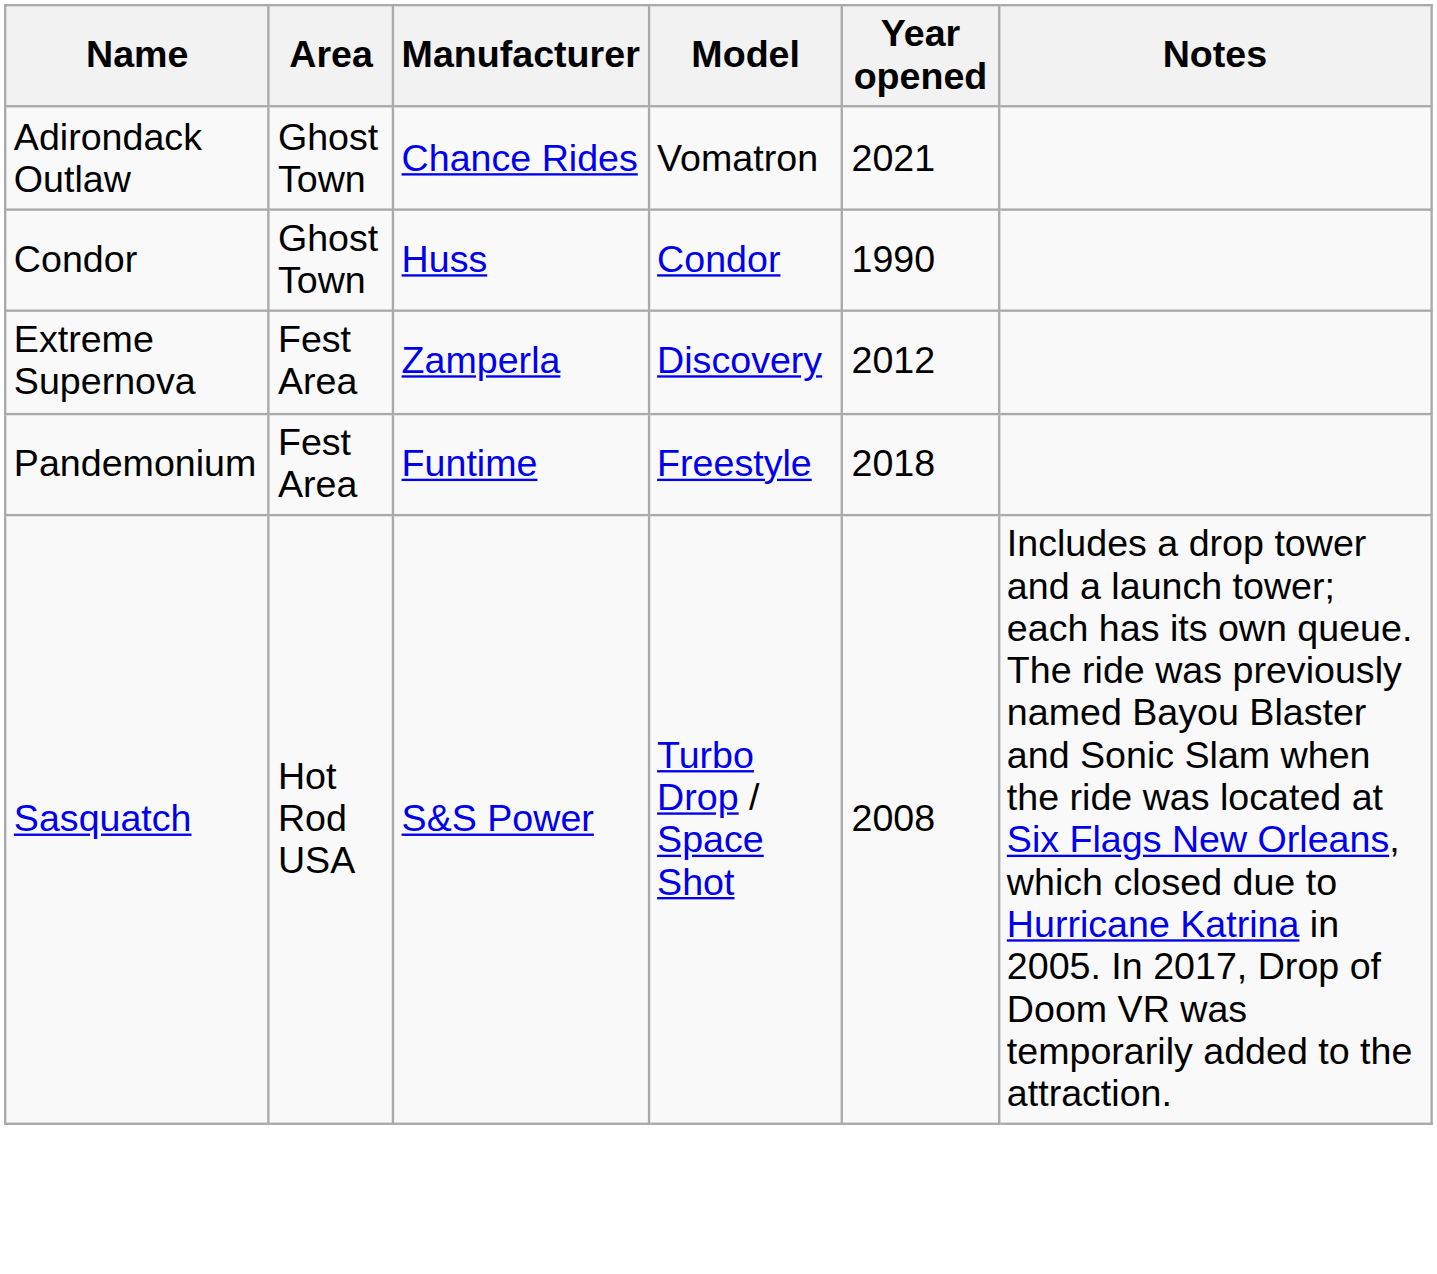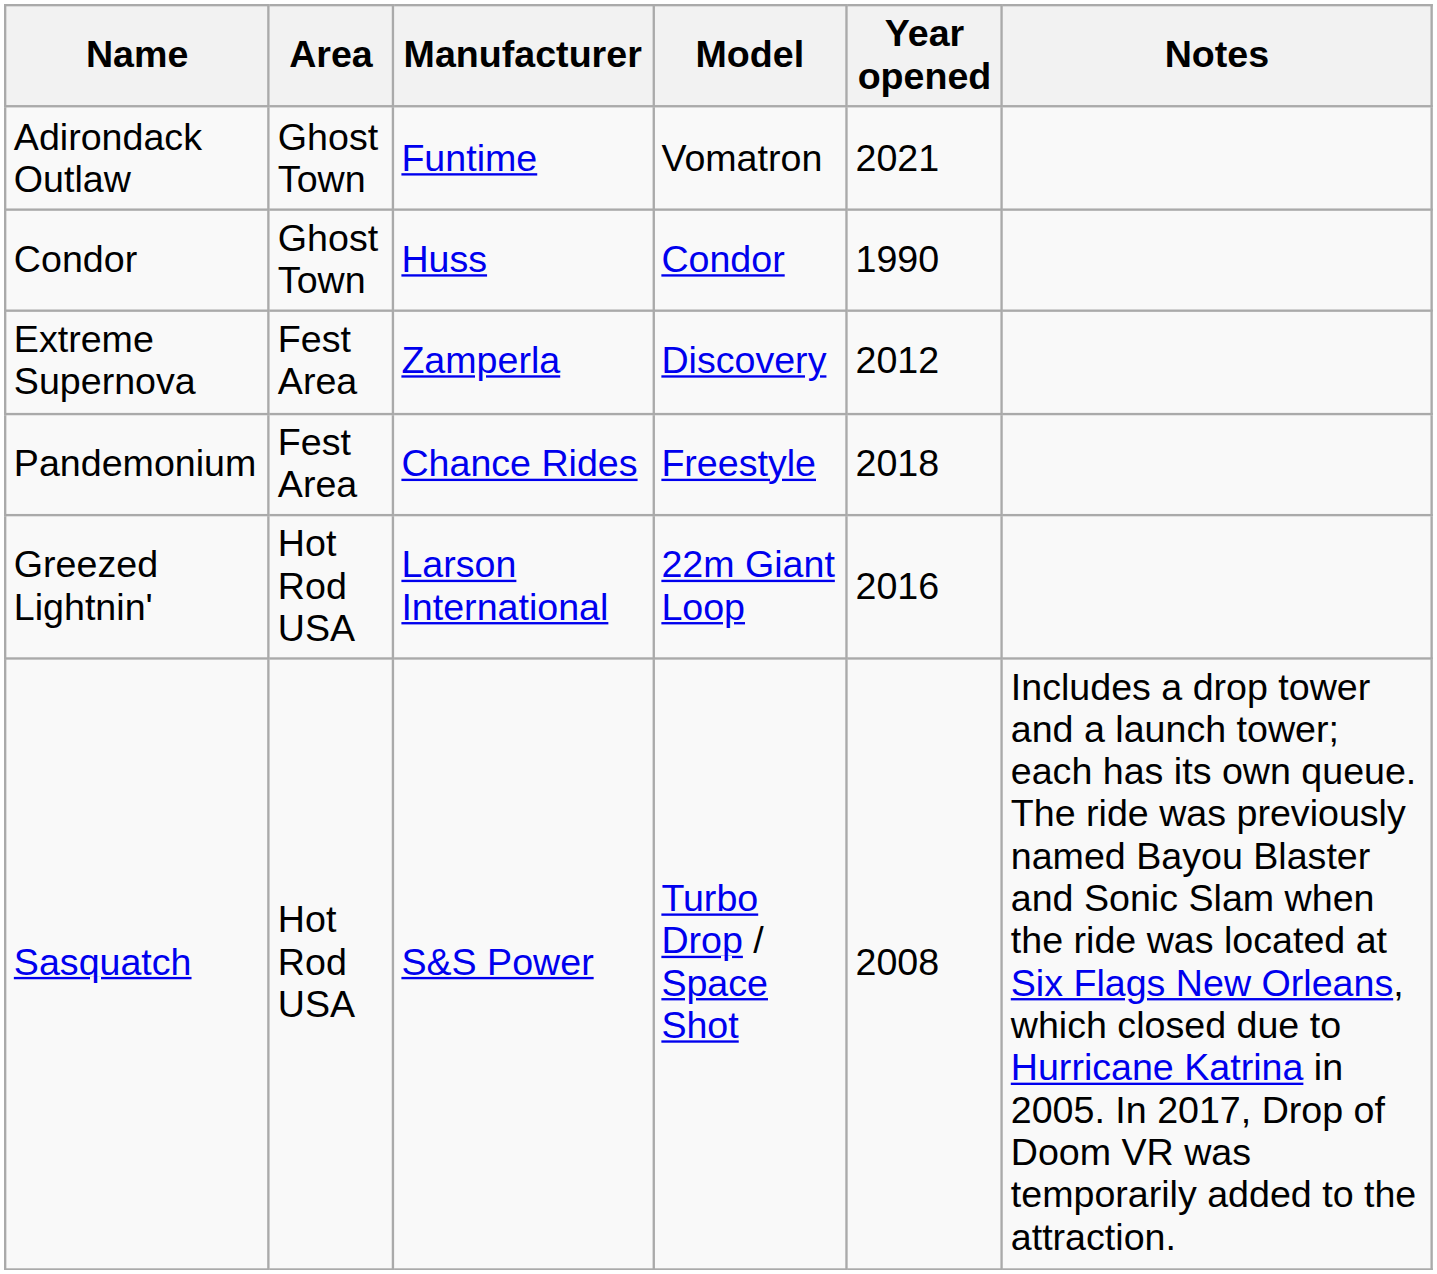(520, 157) Chance Rides -> (469, 157) Funtime
(470, 463) Funtime -> (519, 463) Chance Rides
+ row: (86, 586)
